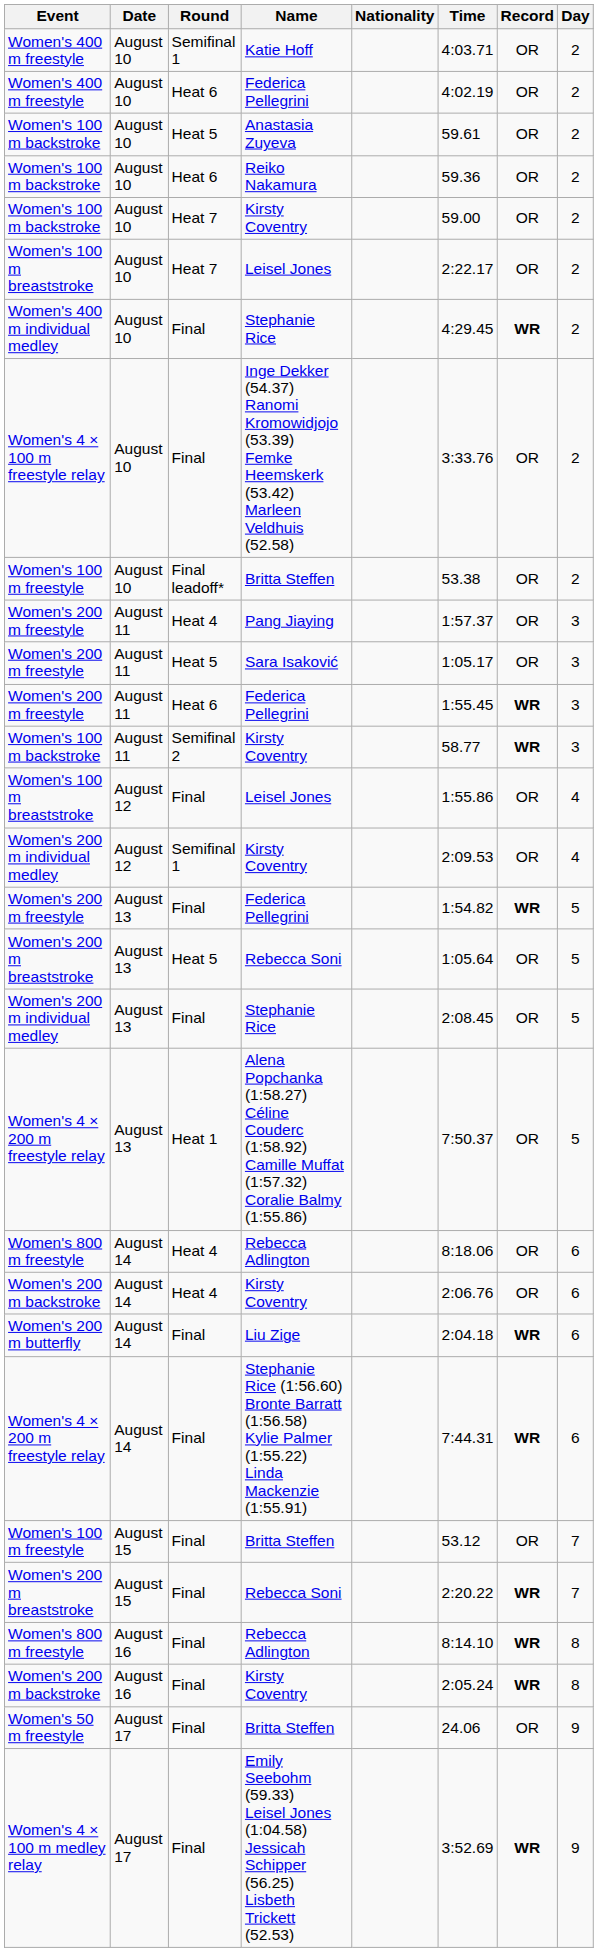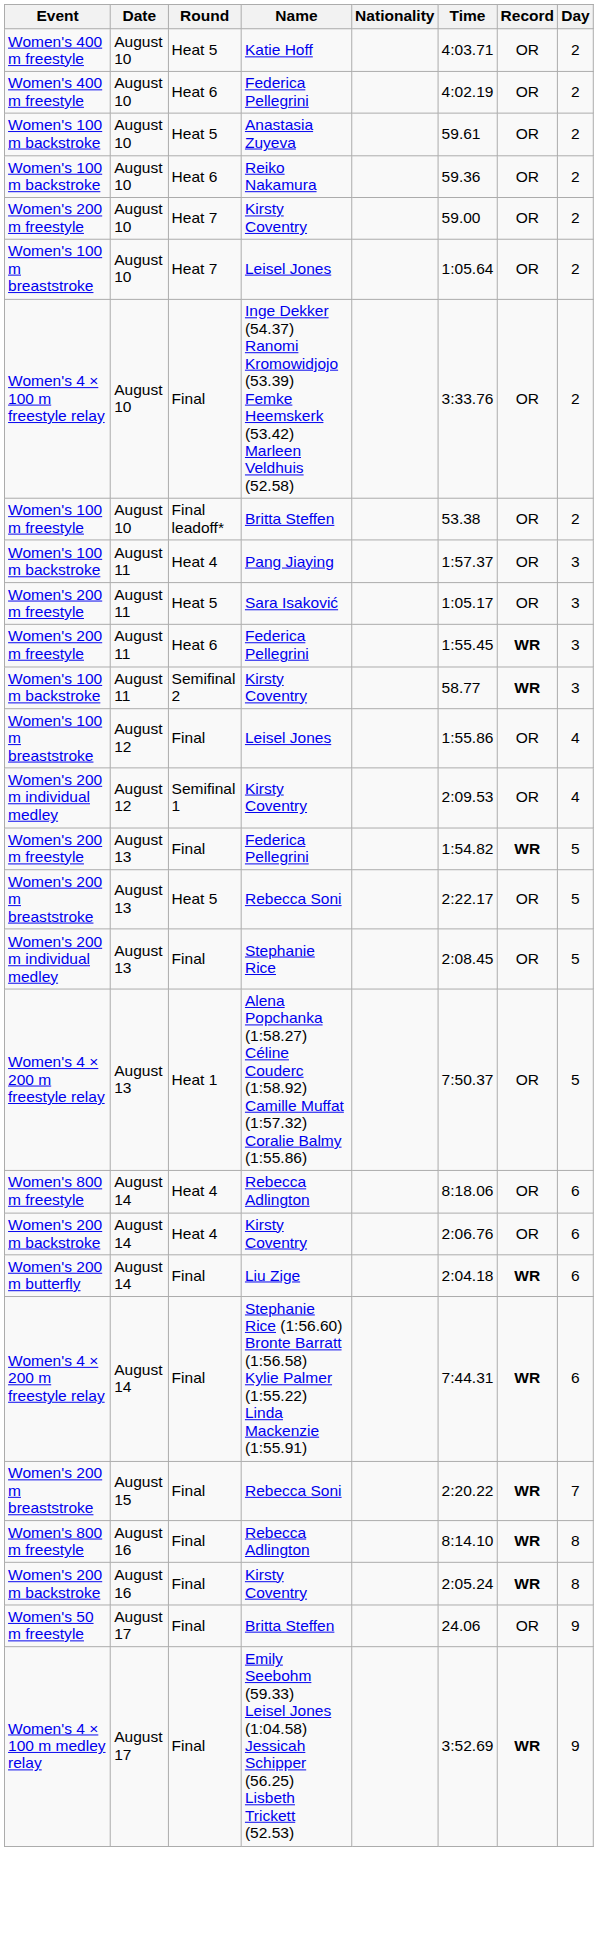(204, 50) Semifinal 1 -> (194, 50) Heat 5
(55, 218) Women's 100 m backstroke -> (55, 218) Women's 200 m freestyle
(468, 269) 2:22.17 -> (468, 269) 1:05.64
- row: (138, 328)
(55, 620) Women's 200 m freestyle -> (55, 561) Women's 100 m backstroke
(468, 959) 1:05.64 -> (468, 899) 2:22.17
- row: (138, 1541)
